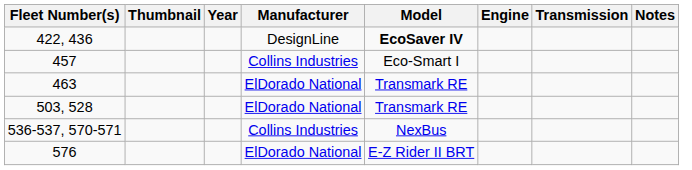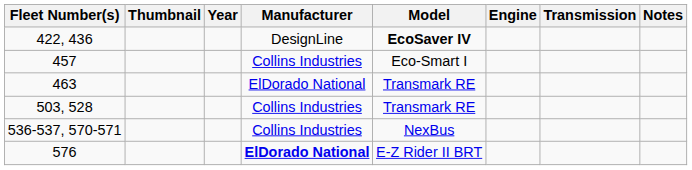(303, 107) ElDorado National -> (307, 107) Collins Industries
(303, 152) normal -> (307, 152) bold
